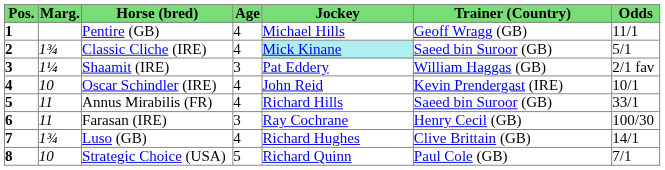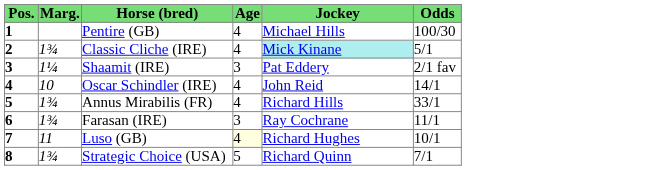- column: (513, 13)
(625, 31) 11/1 -> (435, 31) 100/30
(626, 84) 10/1 -> (427, 84) 14/1
(46, 102) 11 -> (48, 102) 1¾
(46, 120) 11 -> (48, 120) 1¾
(633, 120) 100/30 -> (427, 120) 11/1
(48, 138) 1¾ -> (46, 138) 11
(237, 138) no background -> (237, 138) lightyellow background
(626, 138) 14/1 -> (427, 138) 10/1
(46, 156) 10 -> (48, 156) 1¾
